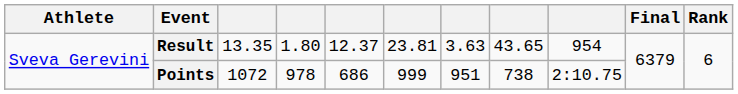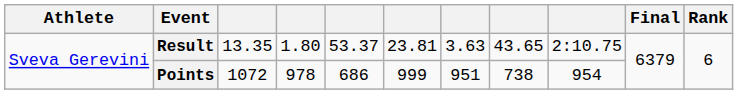(354, 47) 12.37 -> (354, 47) 53.37
(587, 47) 954 -> (587, 47) 2:10.75
(587, 75) 2:10.75 -> (587, 75) 954
